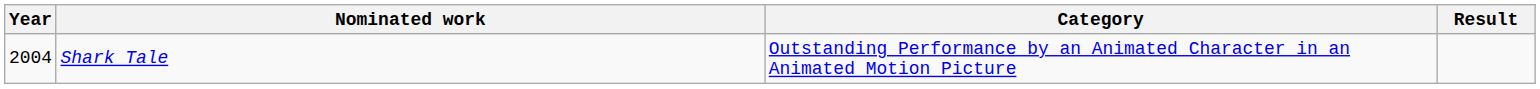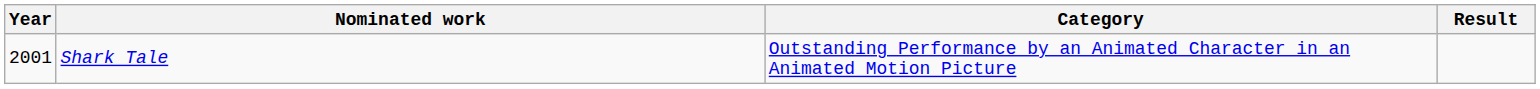(31, 59) 2004 -> (31, 59) 2001
